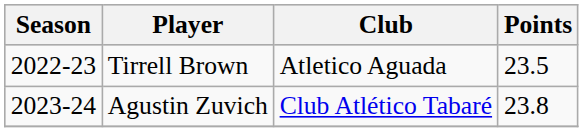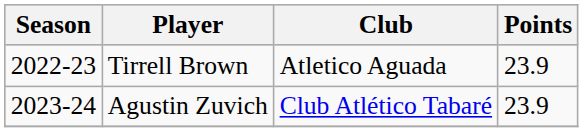(526, 65) 23.5 -> (526, 65) 23.9
(526, 106) 23.8 -> (526, 106) 23.9
